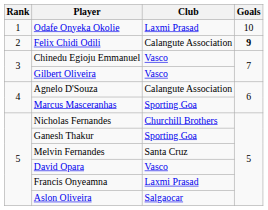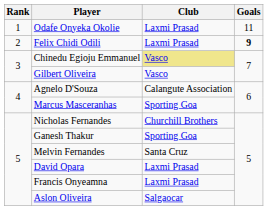(249, 27) 10 -> (249, 27) 11
(188, 43) Calangute Association -> (172, 43) Laxmi Prasad
(156, 58) no background -> (156, 58) khaki background
(156, 167) Vasco -> (172, 167) Laxmi Prasad
